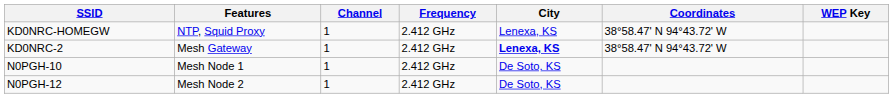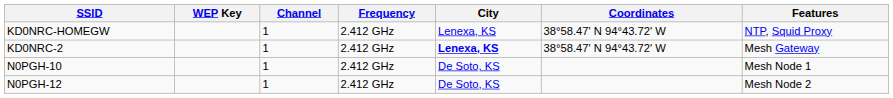columns swapped: (846, 13) <-> (248, 13)
